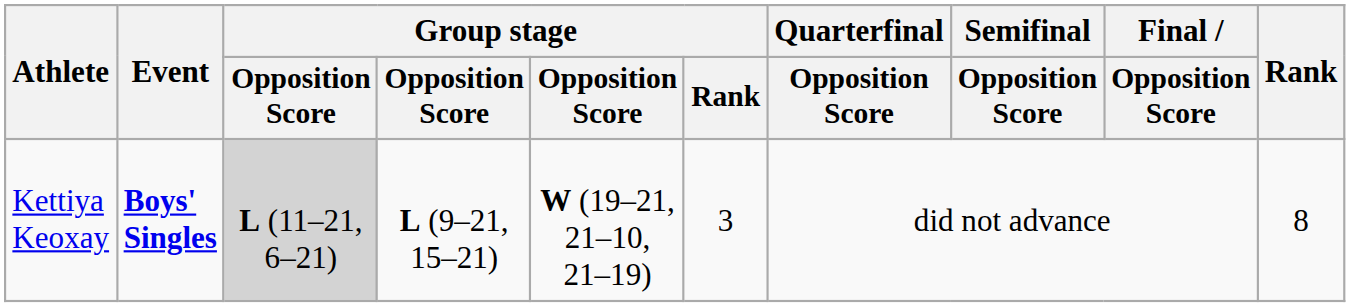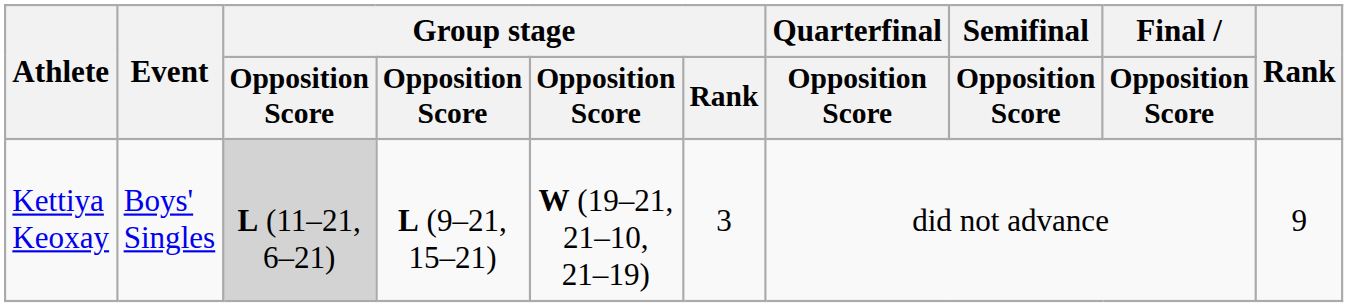(170, 220) bold -> (169, 220) normal
(1301, 220) 8 -> (1299, 220) 9
